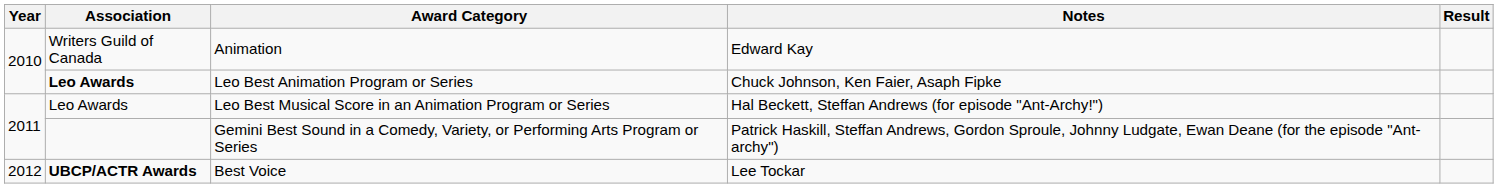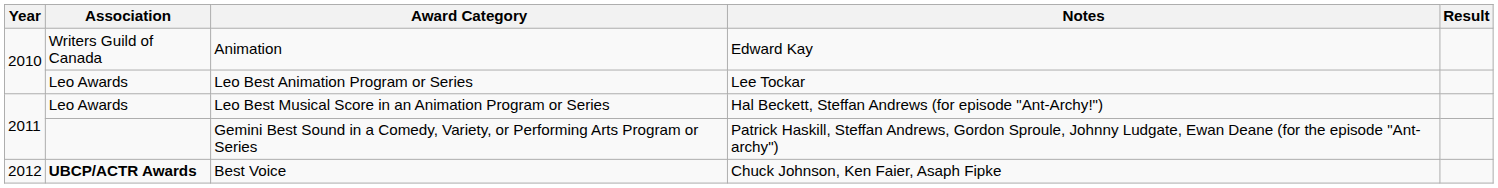(91, 81) bold -> (88, 81) normal
(866, 81) Chuck Johnson, Ken Faier, Asaph Fipke -> (768, 81) Lee Tockar
(768, 171) Lee Tockar -> (866, 171) Chuck Johnson, Ken Faier, Asaph Fipke
